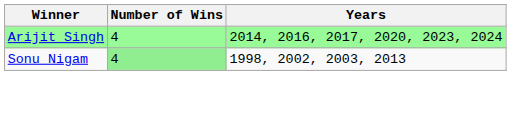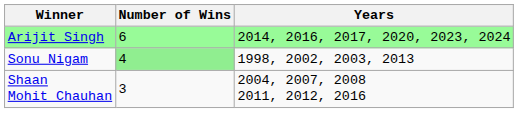(115, 37) 4 -> (123, 37) 6
+ row: (60, 89)
